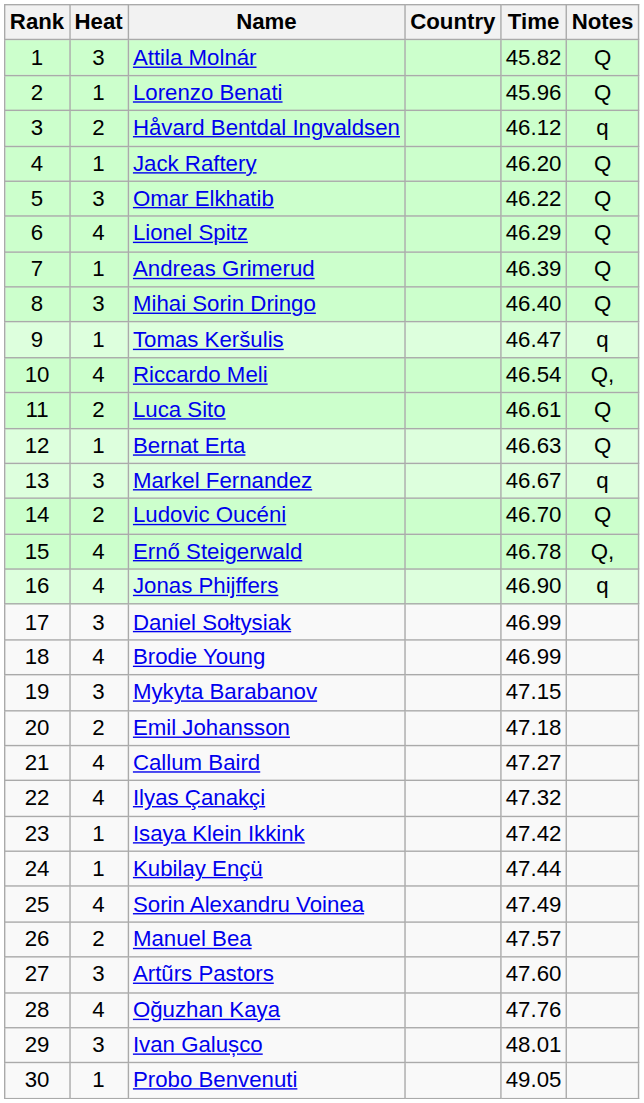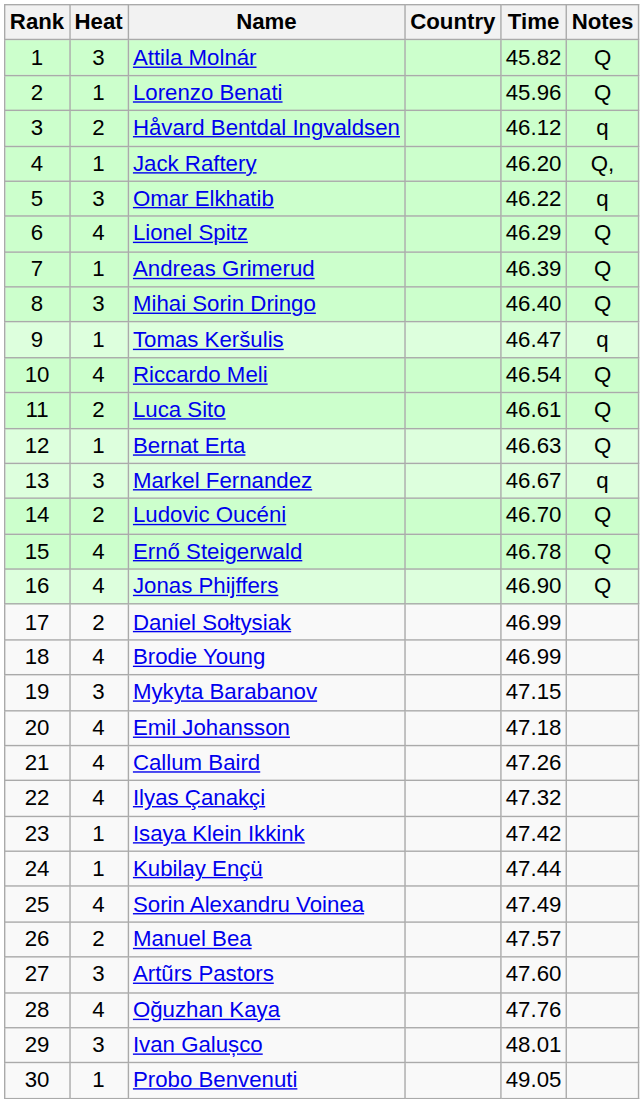(603, 163) Q -> (603, 163) Q,
(603, 198) Q -> (603, 198) q
(603, 374) Q, -> (603, 374) Q
(603, 551) Q, -> (603, 551) Q
(603, 586) q -> (603, 586) Q
(99, 621) 3 -> (99, 621) 2
(99, 727) 2 -> (99, 727) 4
(534, 762) 47.27 -> (534, 762) 47.26
